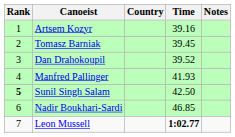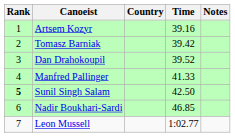(184, 44) 39.45 -> (183, 44) 39.42
(184, 76) 41.93 -> (183, 76) 41.33
(184, 124) bold -> (183, 124) normal
